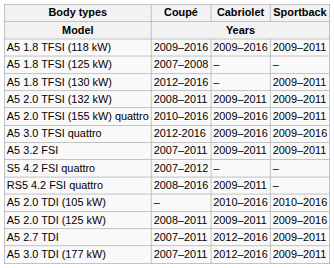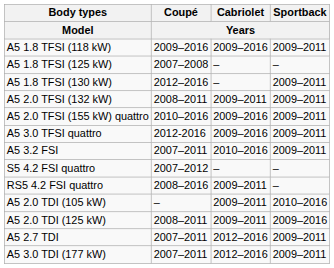(300, 133) 2009–2016 -> (300, 133) 2009–2011
(240, 151) 2009–2011 -> (240, 151) 2010–2016
(240, 202) 2010–2016 -> (240, 202) 2009–2011
